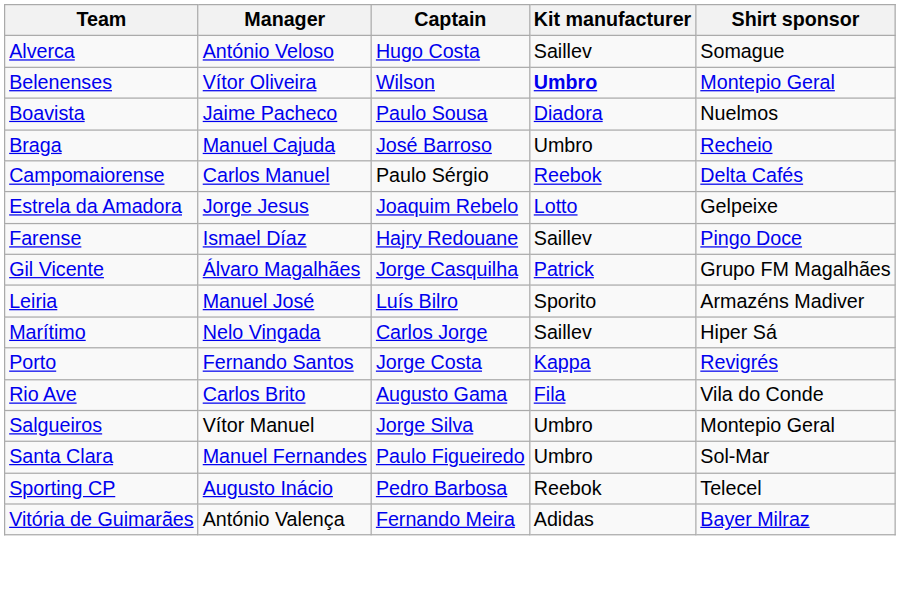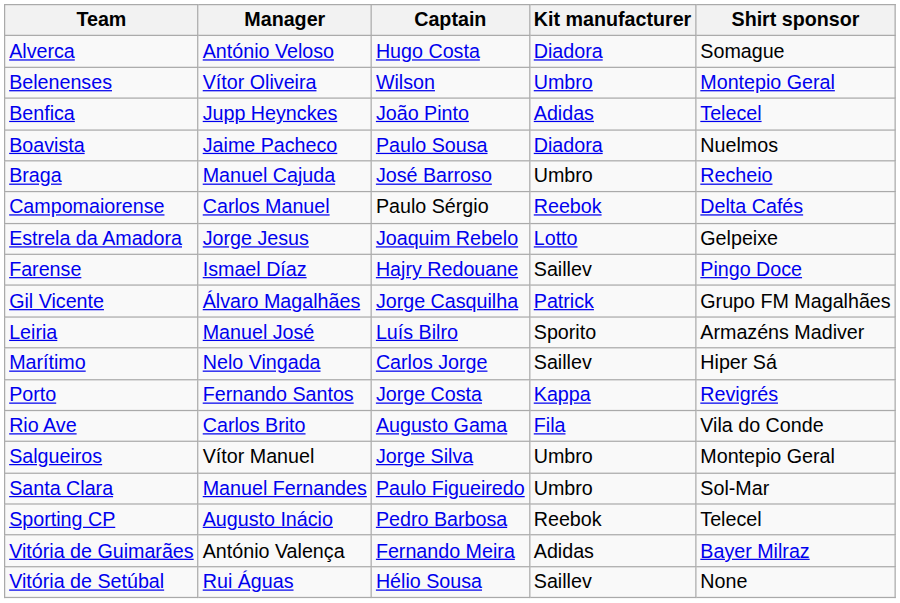(563, 51) Saillev -> (568, 51) Diadora
(565, 82) bold -> (563, 82) normal
+ row: (42, 113)
+ row: (87, 581)
